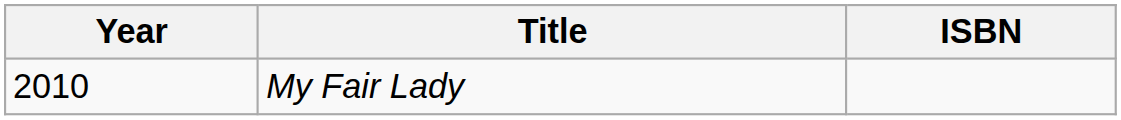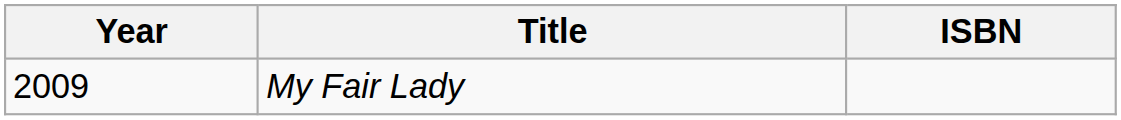(51, 85) 2010 -> (51, 85) 2009
